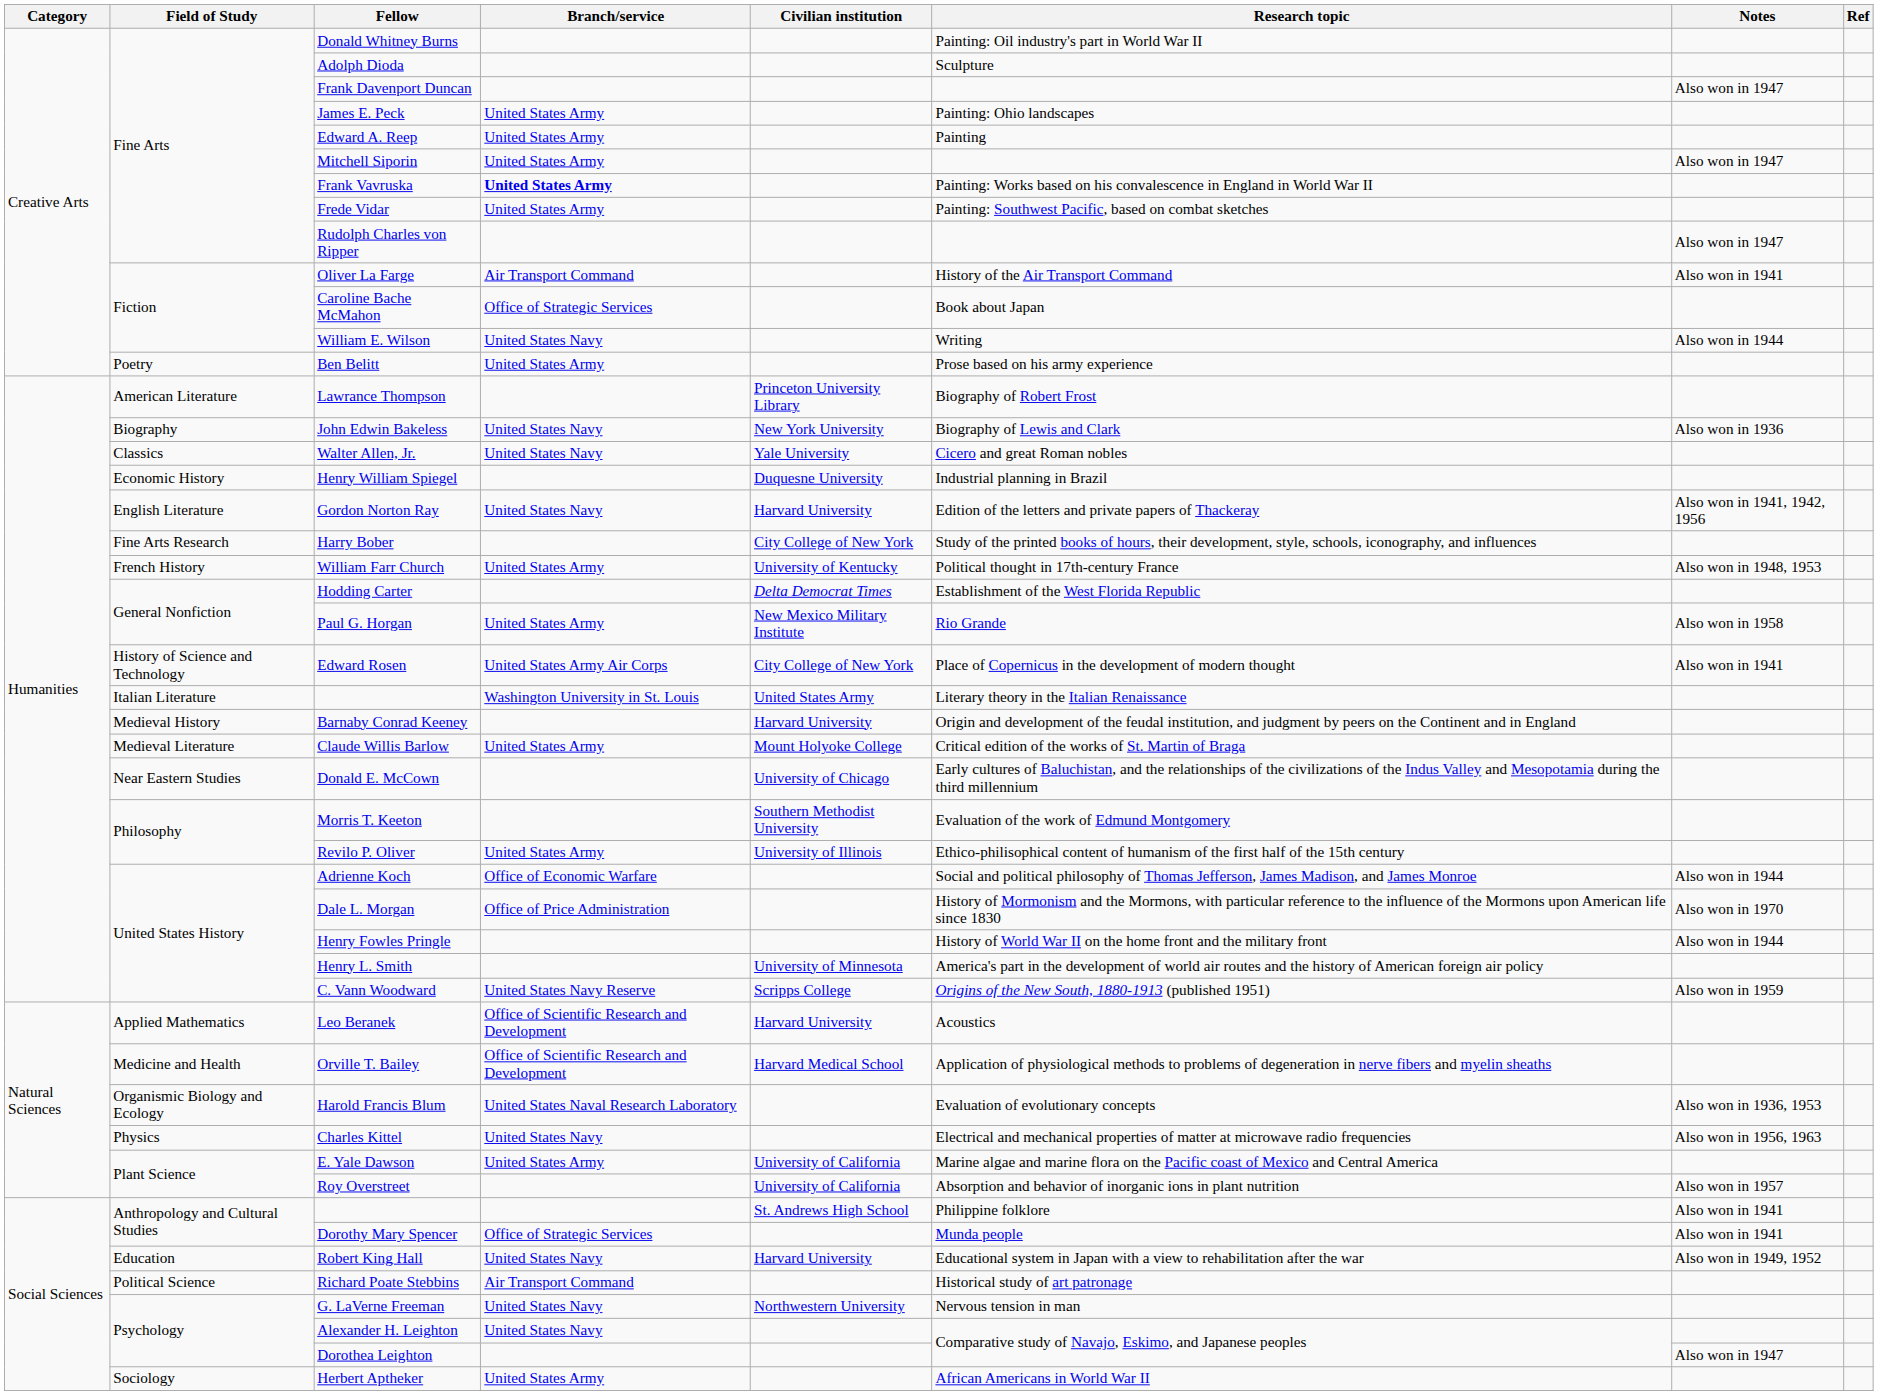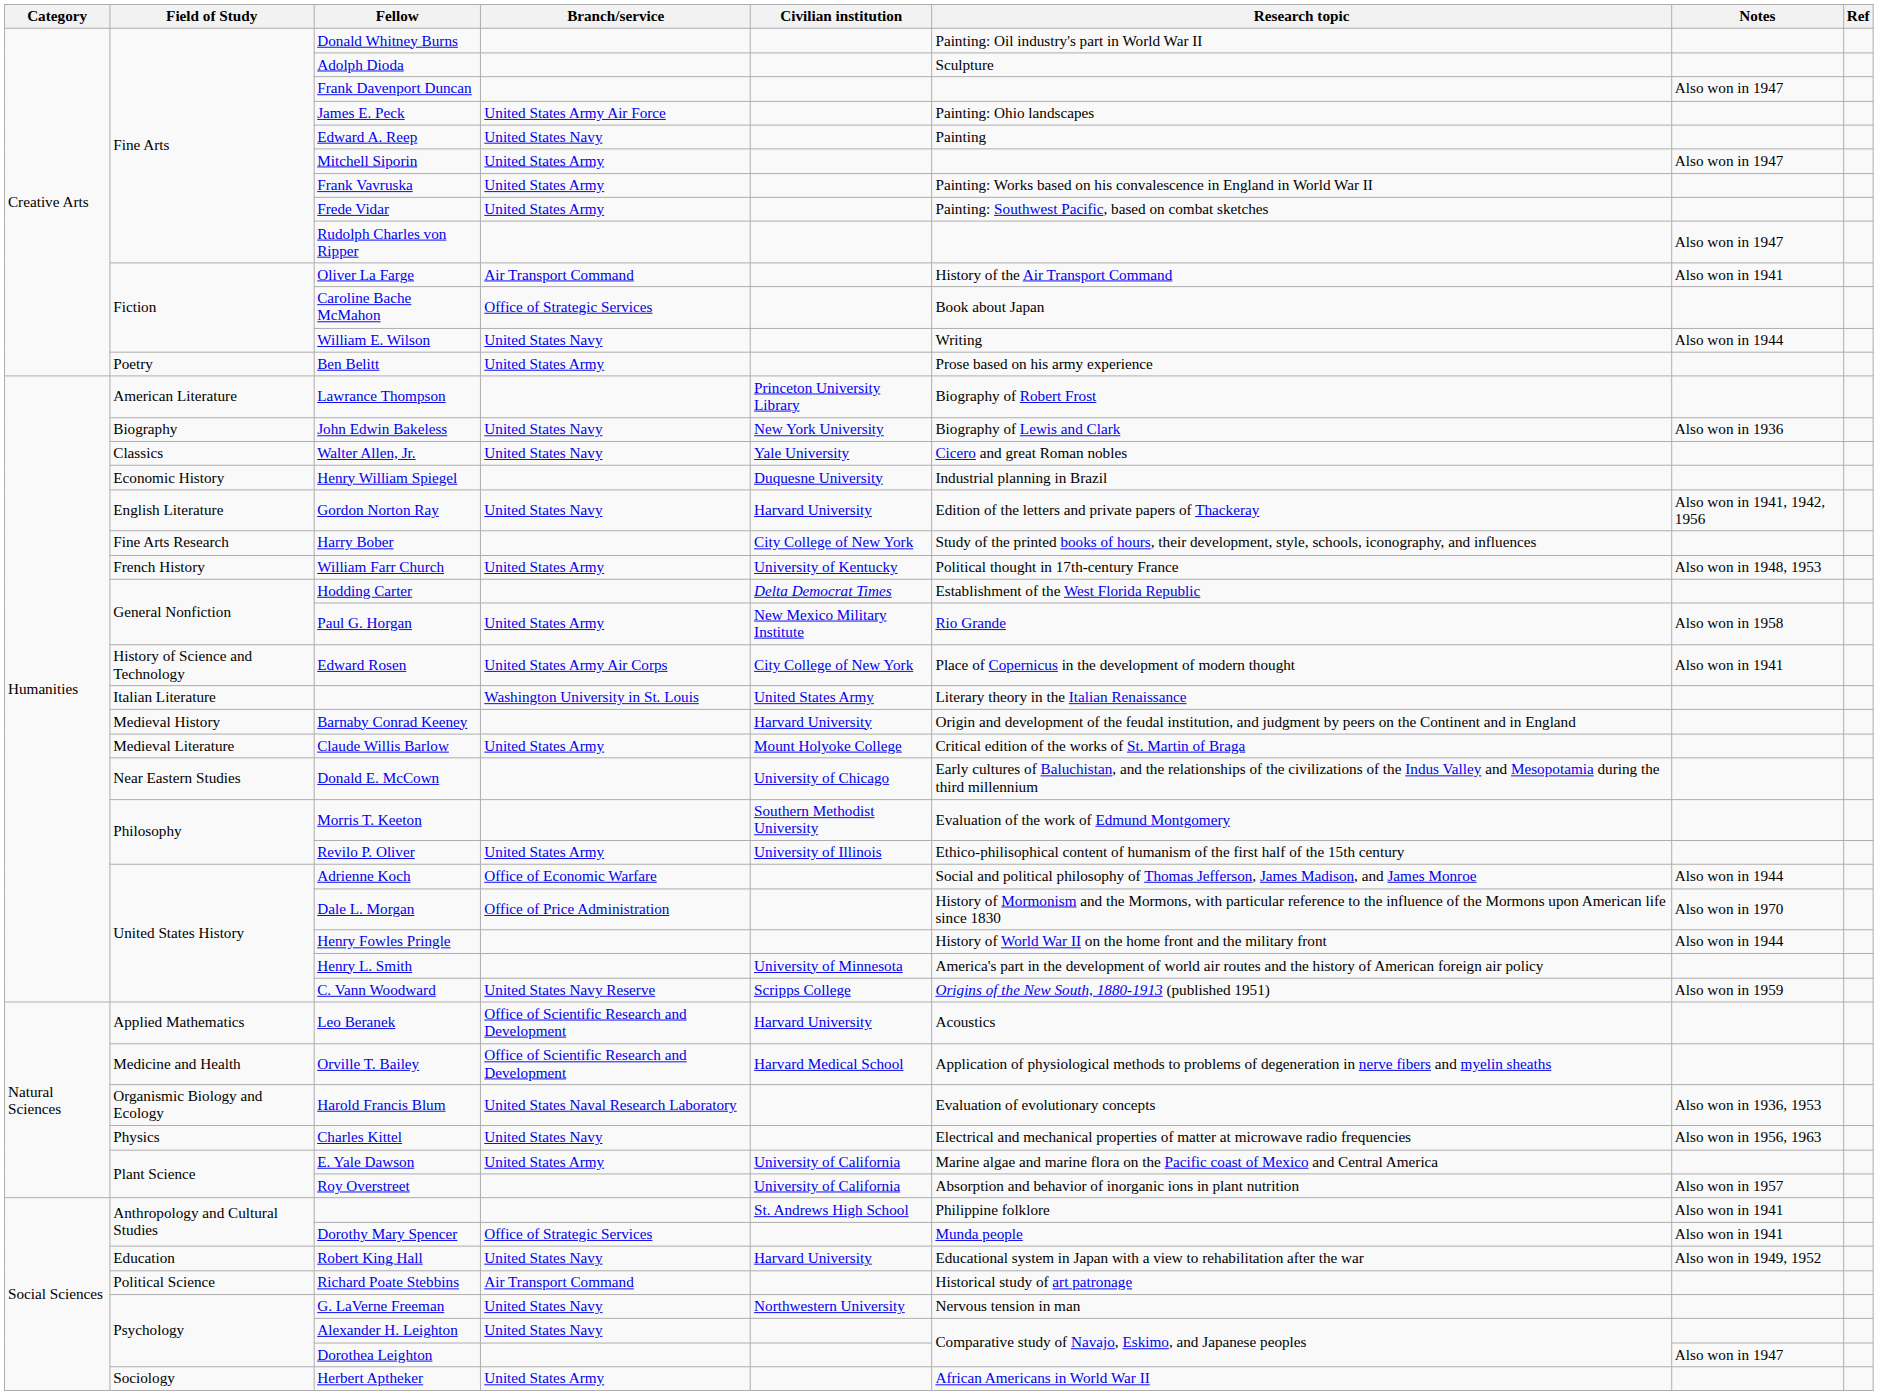(544, 112) United States Army -> (575, 112) United States Army Air Force
(544, 137) United States Army -> (543, 137) United States Navy
(548, 185) bold -> (544, 185) normal
